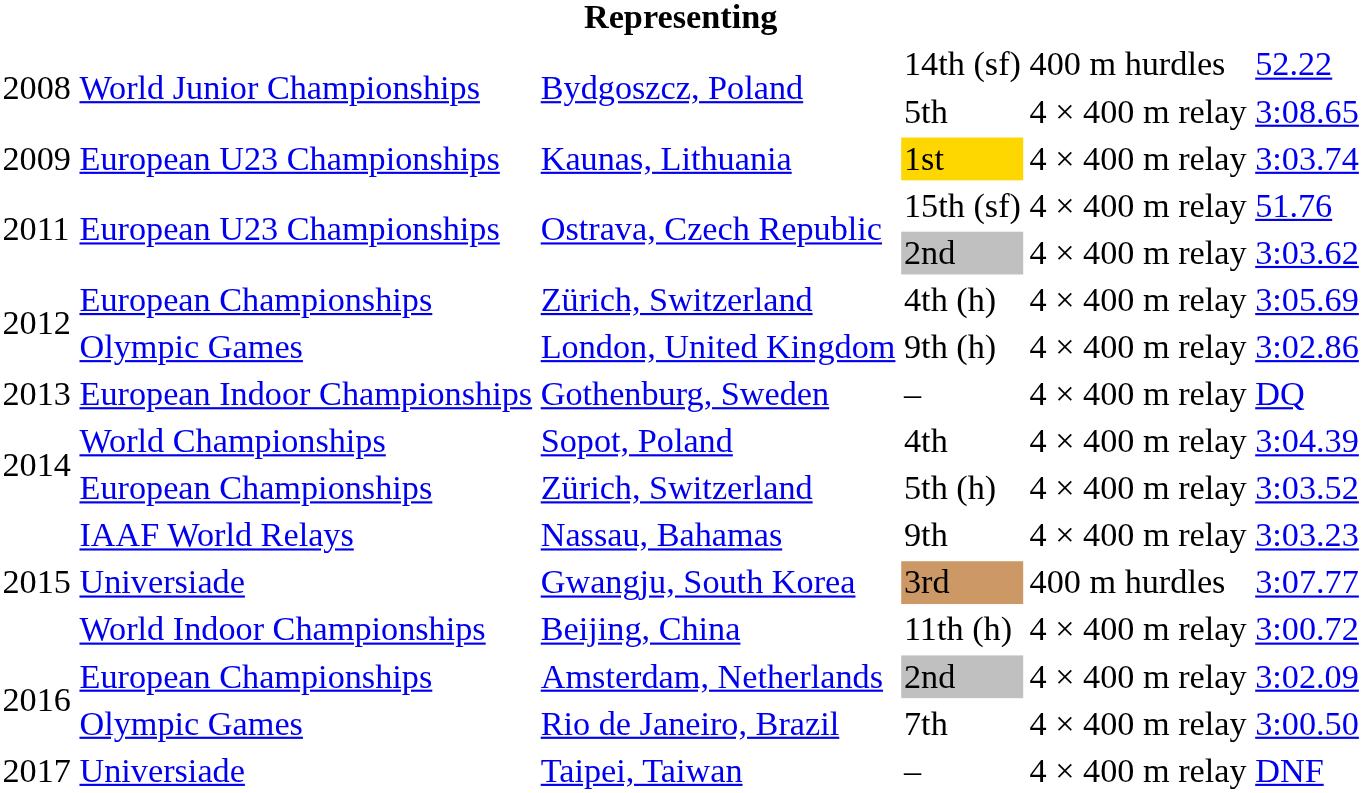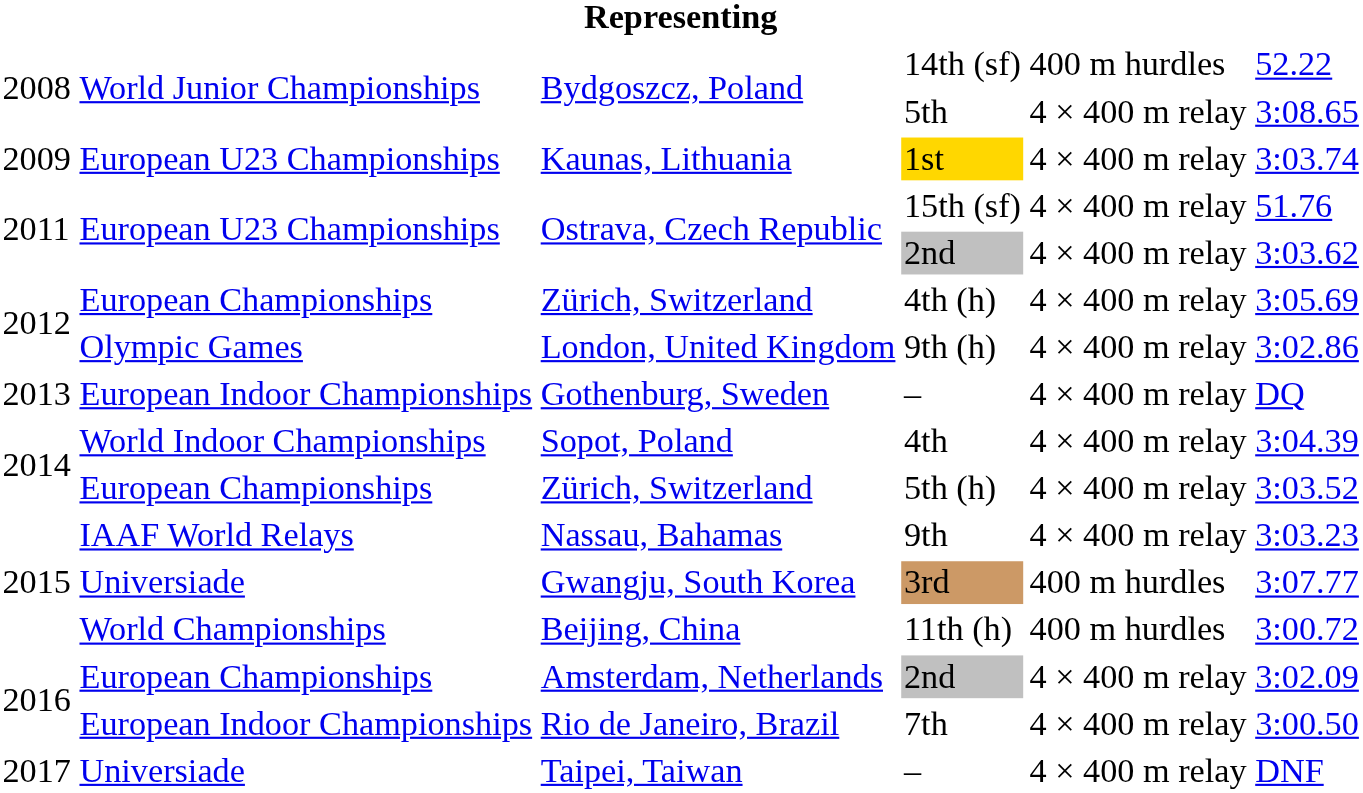(233, 440) World Championships -> (283, 440) World Indoor Championships
(283, 629) World Indoor Championships -> (233, 629) World Championships
(1138, 629) 4 × 400 m relay -> (1127, 629) 400 m hurdles
(191, 723) Olympic Games -> (306, 723) European Indoor Championships
